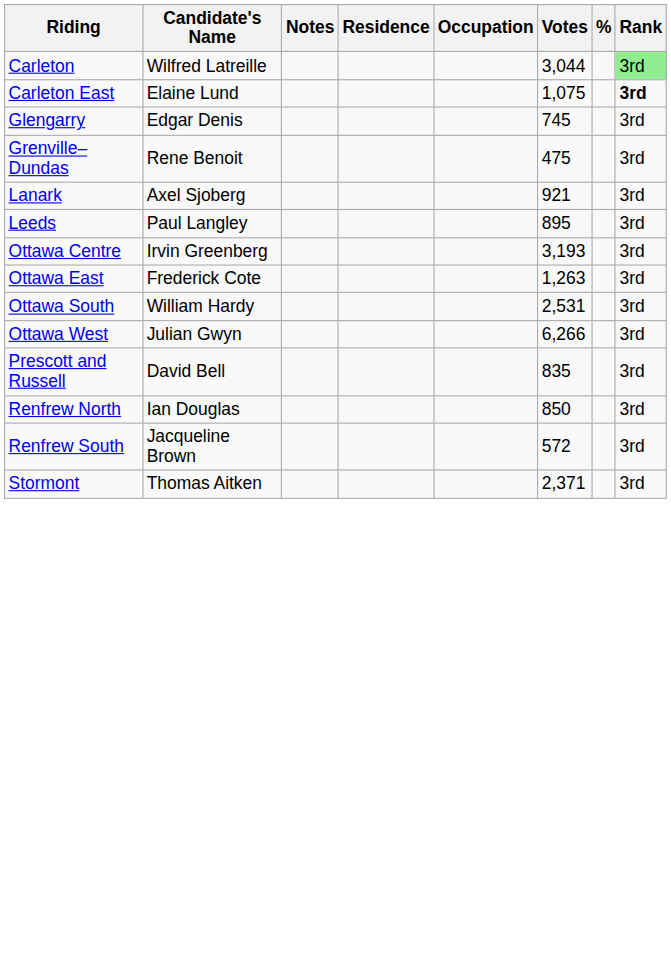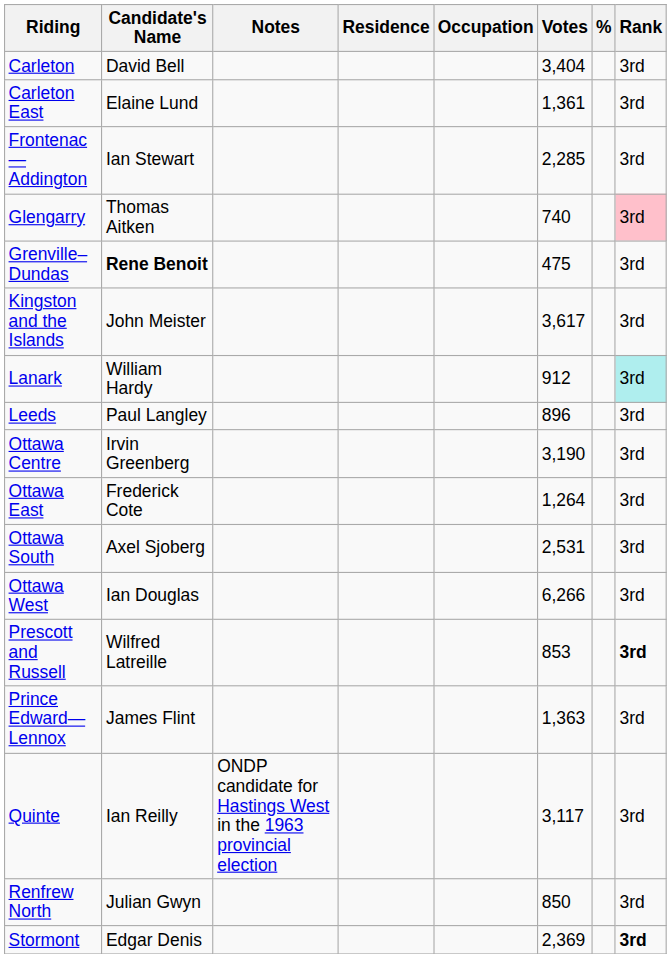(207, 65) Wilfred Latreille -> (145, 65) David Bell
(564, 65) 3,044 -> (564, 65) 3,404
(632, 65) lightgreen background -> (632, 65) no background
(564, 93) 1,075 -> (564, 103) 1,361
(633, 93) bold -> (632, 103) normal
+ row: (48, 160)
(195, 120) Edgar Denis -> (137, 217) Thomas Aitken
(556, 120) 745 -> (556, 217) 740
(632, 120) no background -> (632, 217) pink background
(195, 158) normal -> (157, 264) bold
+ row: (42, 321)
(196, 195) Axel Sjoberg -> (134, 378) William Hardy
(556, 195) 921 -> (556, 378) 912
(632, 195) no background -> (632, 378) paleturquoise background
(556, 223) 895 -> (556, 416) 896
(564, 251) 3,193 -> (564, 453) 3,190
(564, 278) 1,263 -> (564, 500) 1,264
(200, 306) William Hardy -> (155, 548) Axel Sjoberg
(194, 334) Julian Gwyn -> (153, 595) Ian Douglas
(186, 371) David Bell -> (137, 652) Wilfred Latreille
(556, 371) 835 -> (556, 652) 853
(632, 371) normal -> (633, 652) bold
+ row: (47, 719)
+ row: (34, 815)
(193, 409) Ian Douglas -> (153, 902) Julian Gwyn
- row: (66, 446)
(204, 484) Thomas Aitken -> (154, 939) Edgar Denis
(564, 484) 2,371 -> (564, 939) 2,369
(632, 484) normal -> (633, 939) bold
